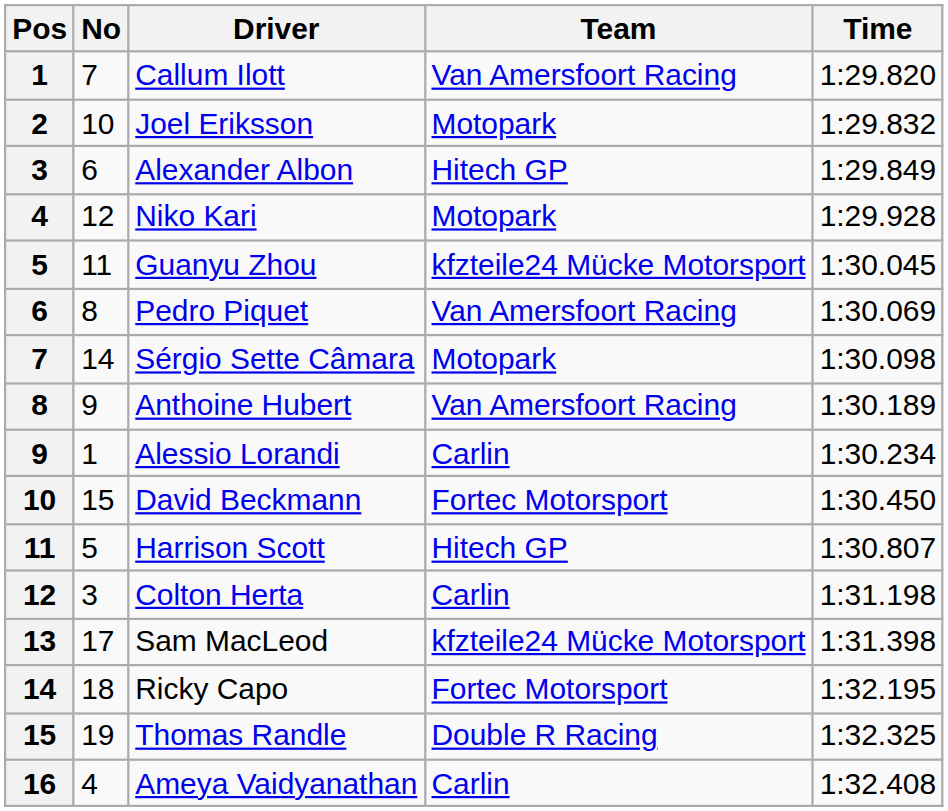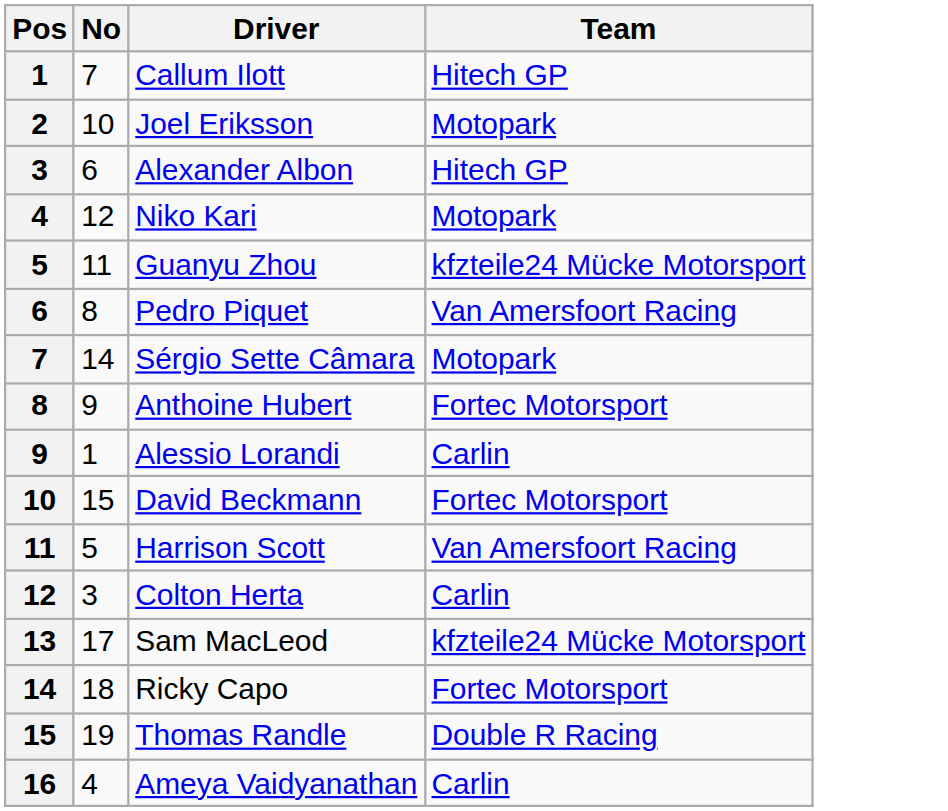- column: (878, 28)
(584, 75) Van Amersfoort Racing -> (500, 75) Hitech GP
(584, 406) Van Amersfoort Racing -> (549, 406) Fortec Motorsport
(500, 547) Hitech GP -> (584, 547) Van Amersfoort Racing
